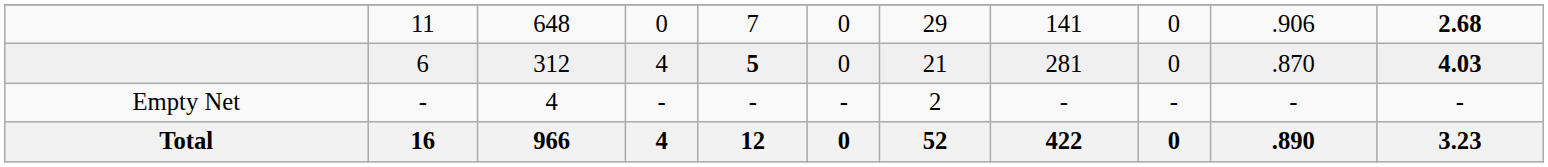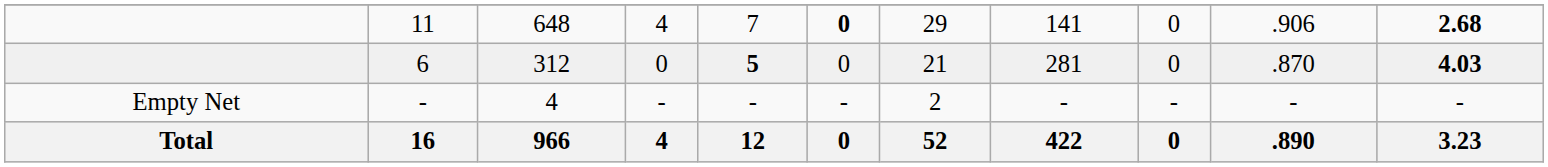(662, 24) 0 -> (662, 24) 4
(844, 24) normal -> (844, 24) bold
(662, 63) 4 -> (662, 63) 0
